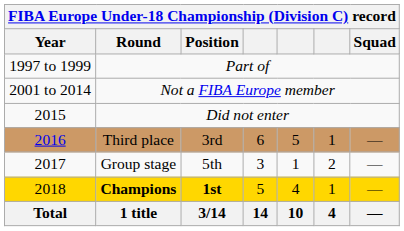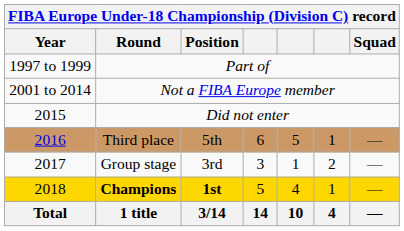(212, 139) 3rd -> (212, 139) 5th
(212, 164) 5th -> (212, 164) 3rd
